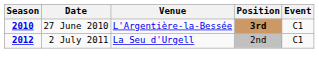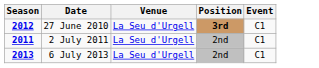(23, 27) 2010 -> (23, 27) 2012
(173, 27) L'Argentière-la-Bessée -> (154, 27) La Seu d'Urgell
(23, 41) 2012 -> (23, 41) 2011
+ row: (79, 56)
